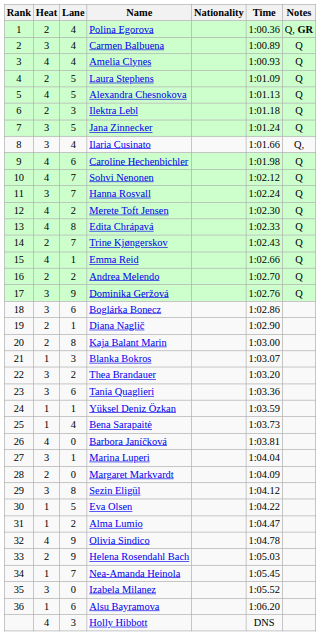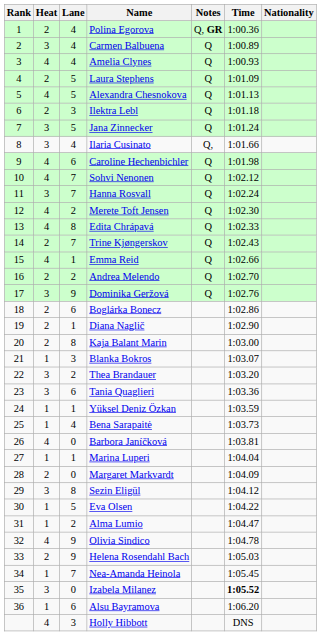columns swapped: (219, 12) <-> (299, 12)
(46, 309) 3 -> (46, 309) 2
(46, 458) 3 -> (46, 458) 1
(264, 590) normal -> (243, 590) bold
